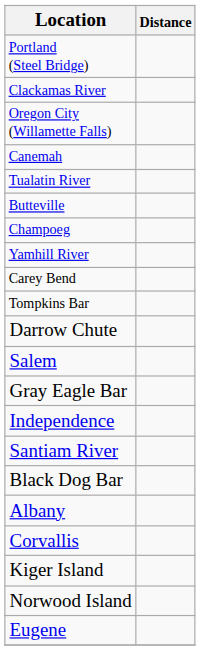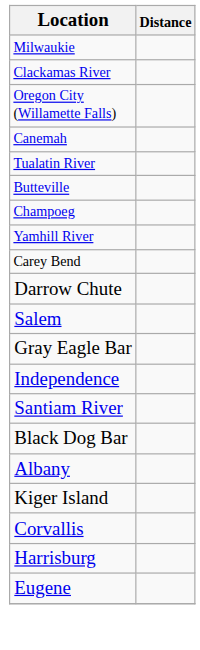- row: (49, 56)
+ row: (44, 47)
- row: (49, 303)
rows swapped: (44, 540) <-> (56, 570)
- row: (71, 600)
+ row: (55, 558)
